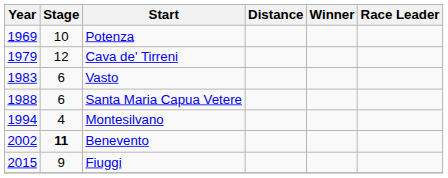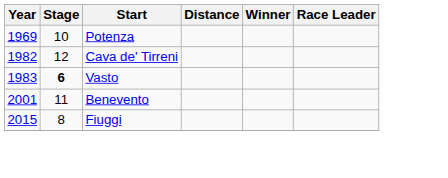(22, 57) 1979 -> (22, 57) 1982
(61, 78) normal -> (61, 78) bold
- row: (164, 99)
- row: (125, 120)
(22, 141) 2002 -> (22, 99) 2001
(61, 141) bold -> (61, 99) normal
(61, 162) 9 -> (61, 120) 8
